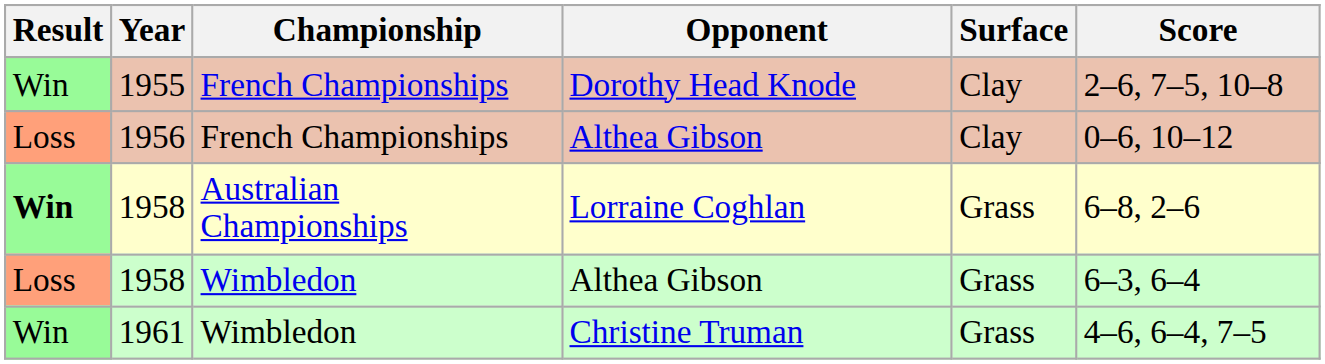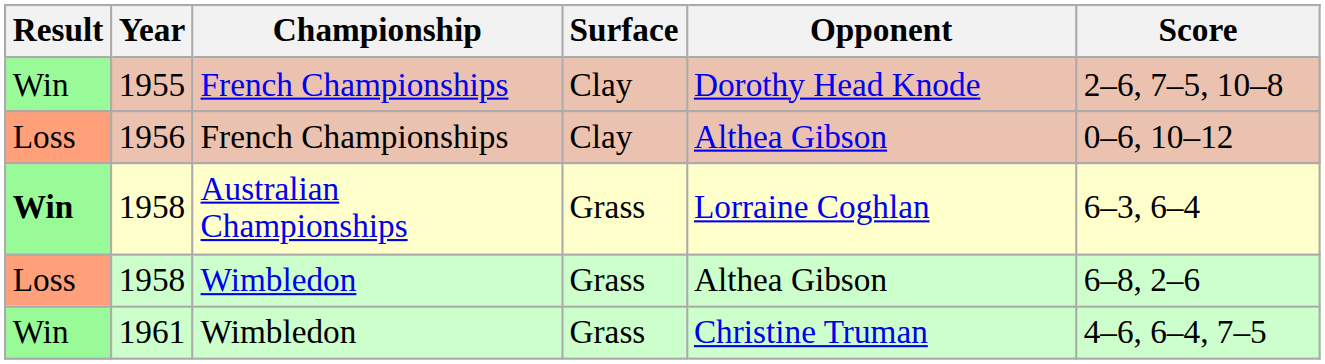columns swapped: (1014, 30) <-> (757, 30)
(1142, 207) 6–8, 2–6 -> (1142, 207) 6–3, 6–4
(1142, 279) 6–3, 6–4 -> (1142, 279) 6–8, 2–6
